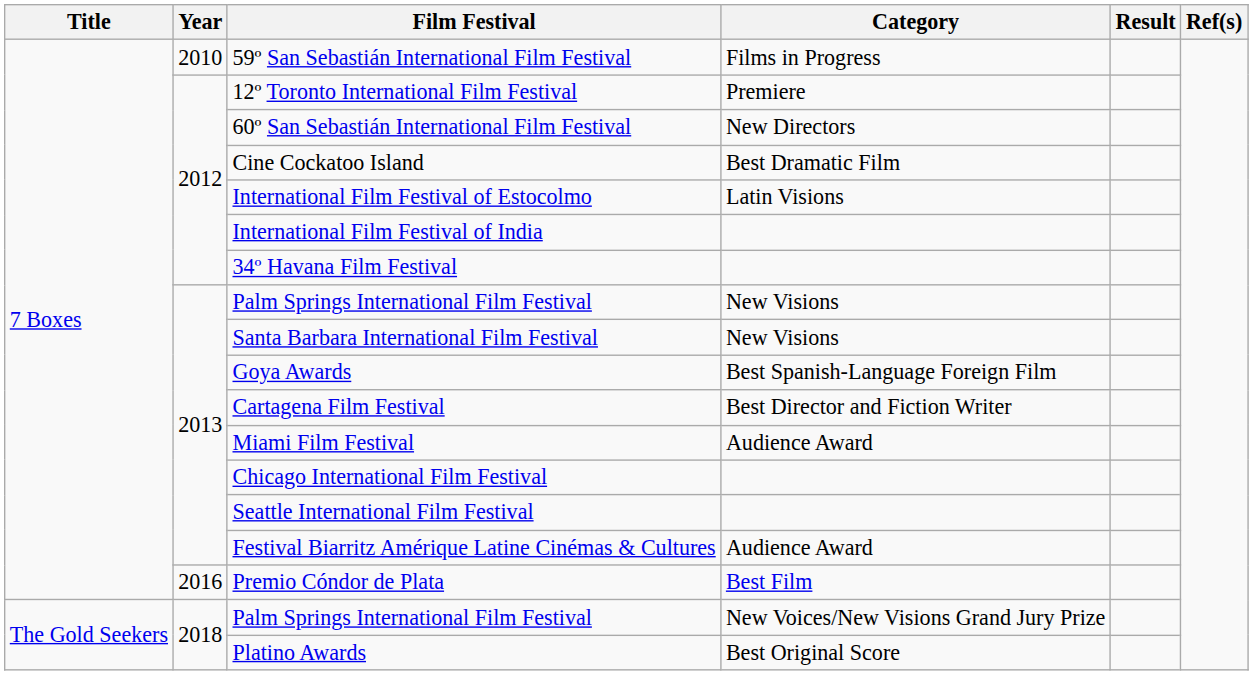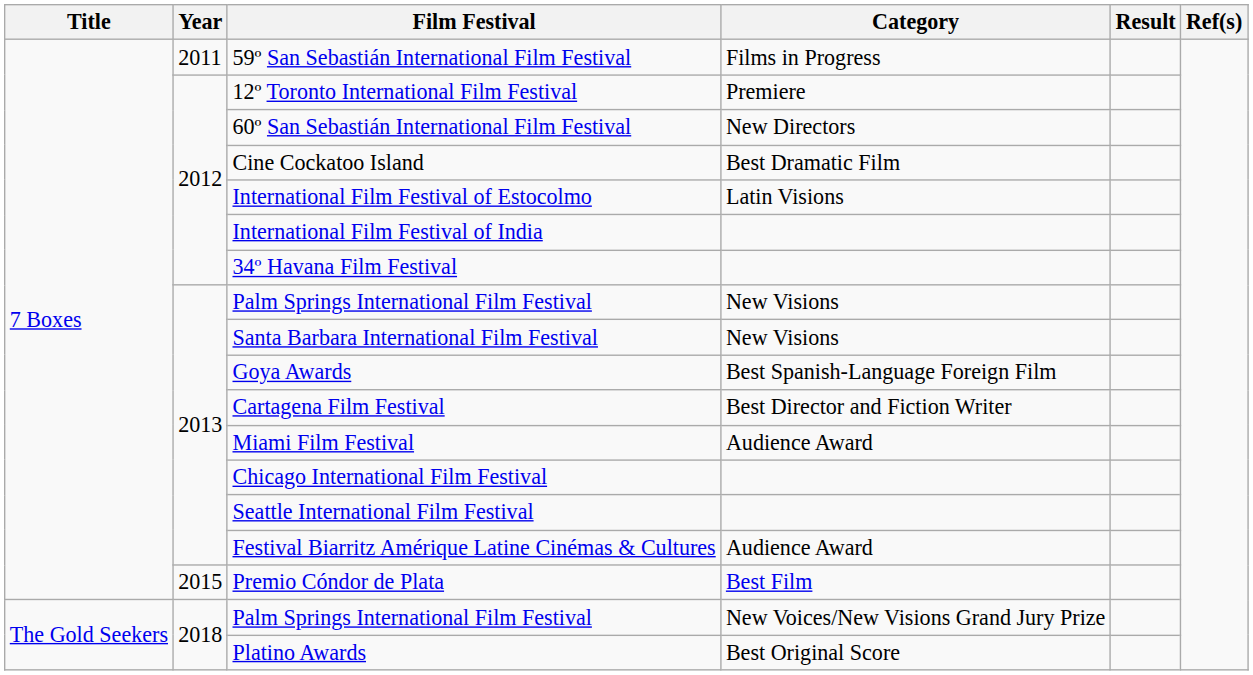(200, 57) 2010 -> (200, 57) 2011
(200, 582) 2016 -> (200, 582) 2015
